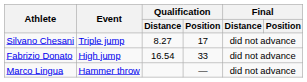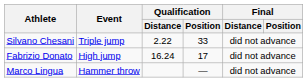(163, 41) 8.27 -> (163, 41) 2.22
(203, 41) 17 -> (203, 41) 33
(163, 56) 16.54 -> (163, 56) 16.24
(203, 56) 33 -> (203, 56) 17
